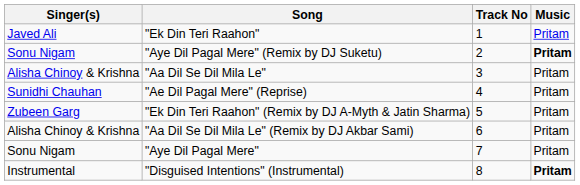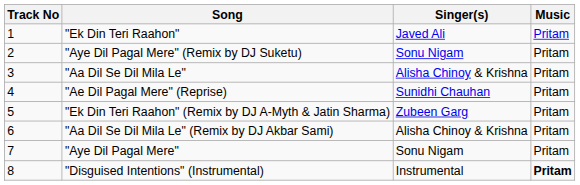columns swapped: (502, 14) <-> (73, 14)
(553, 53) bold -> (551, 53) normal
